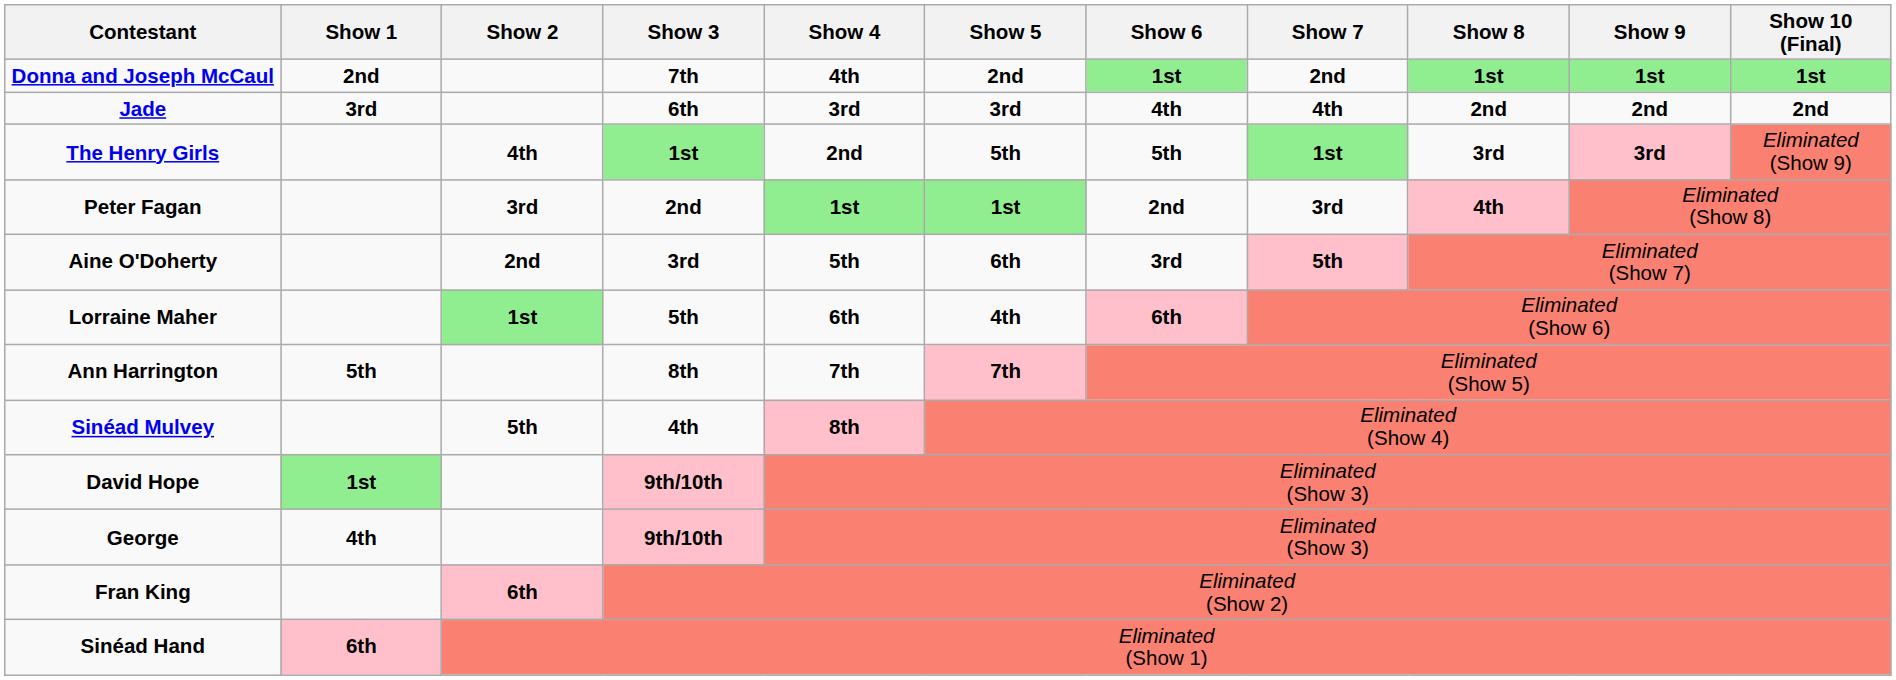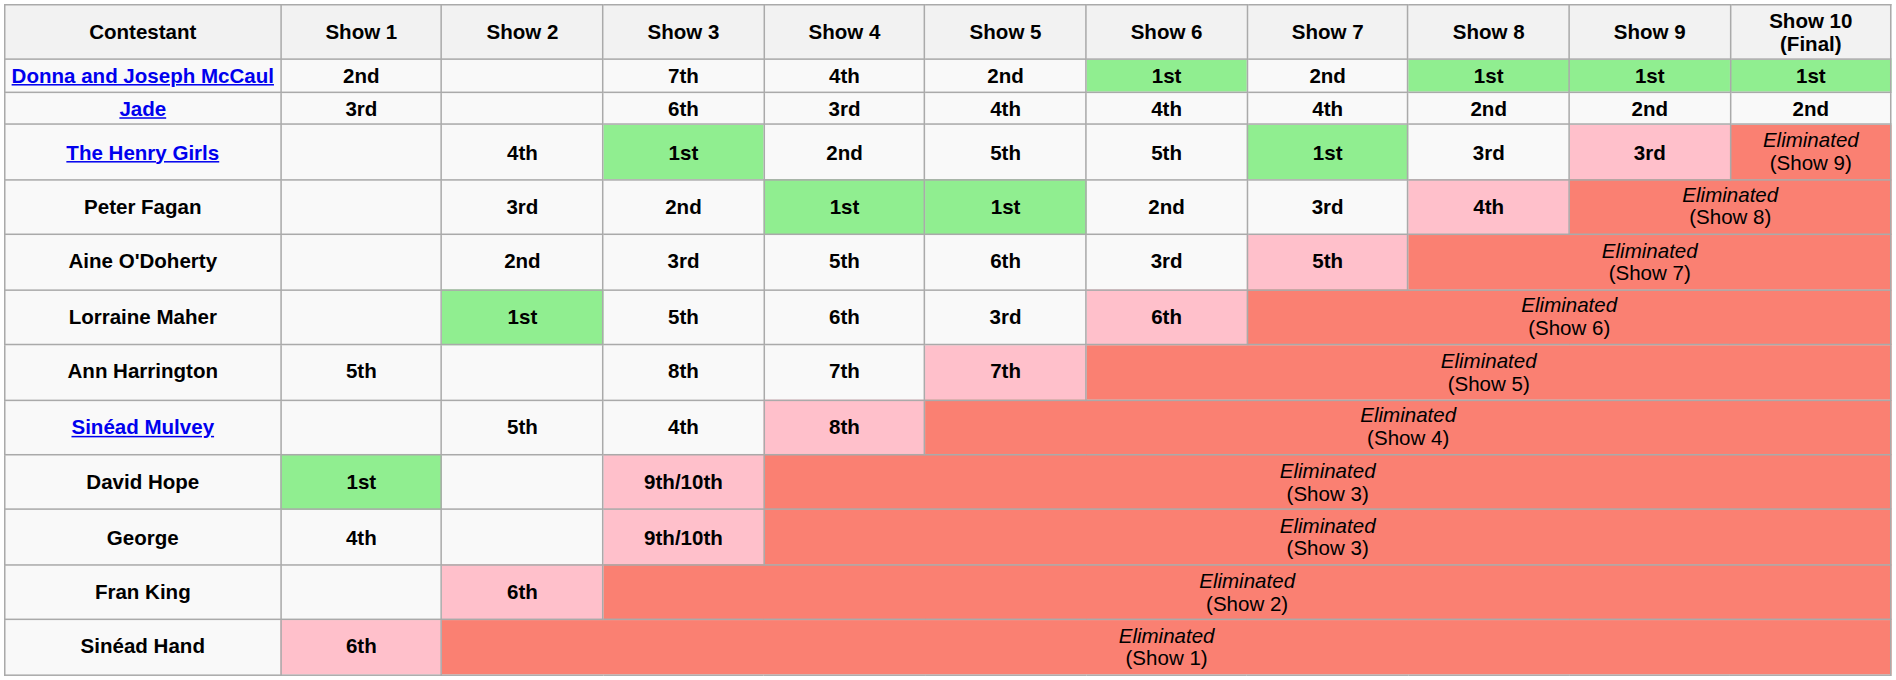(1006, 108) 3rd -> (1006, 108) 4th
(1006, 317) 4th -> (1006, 317) 3rd
